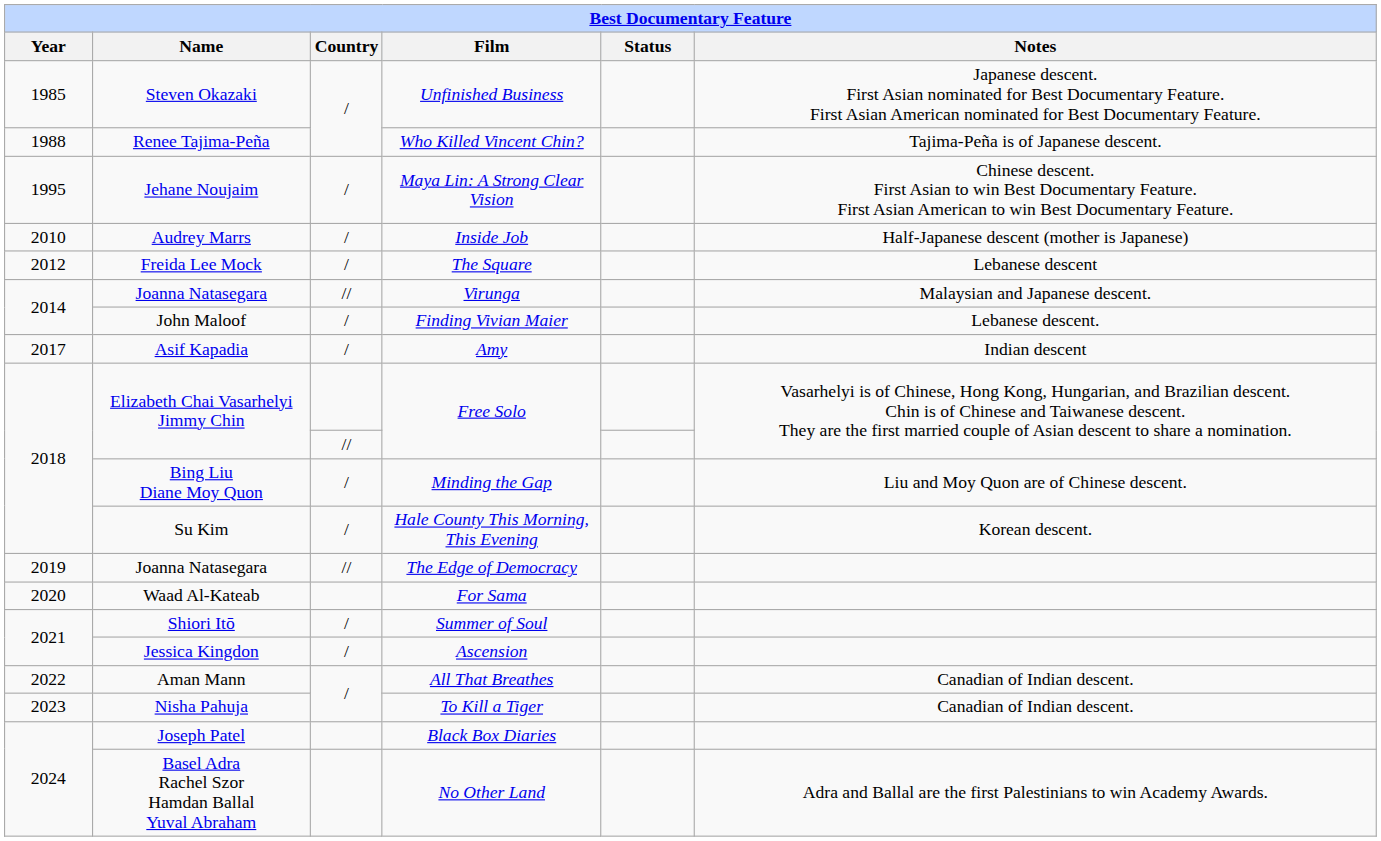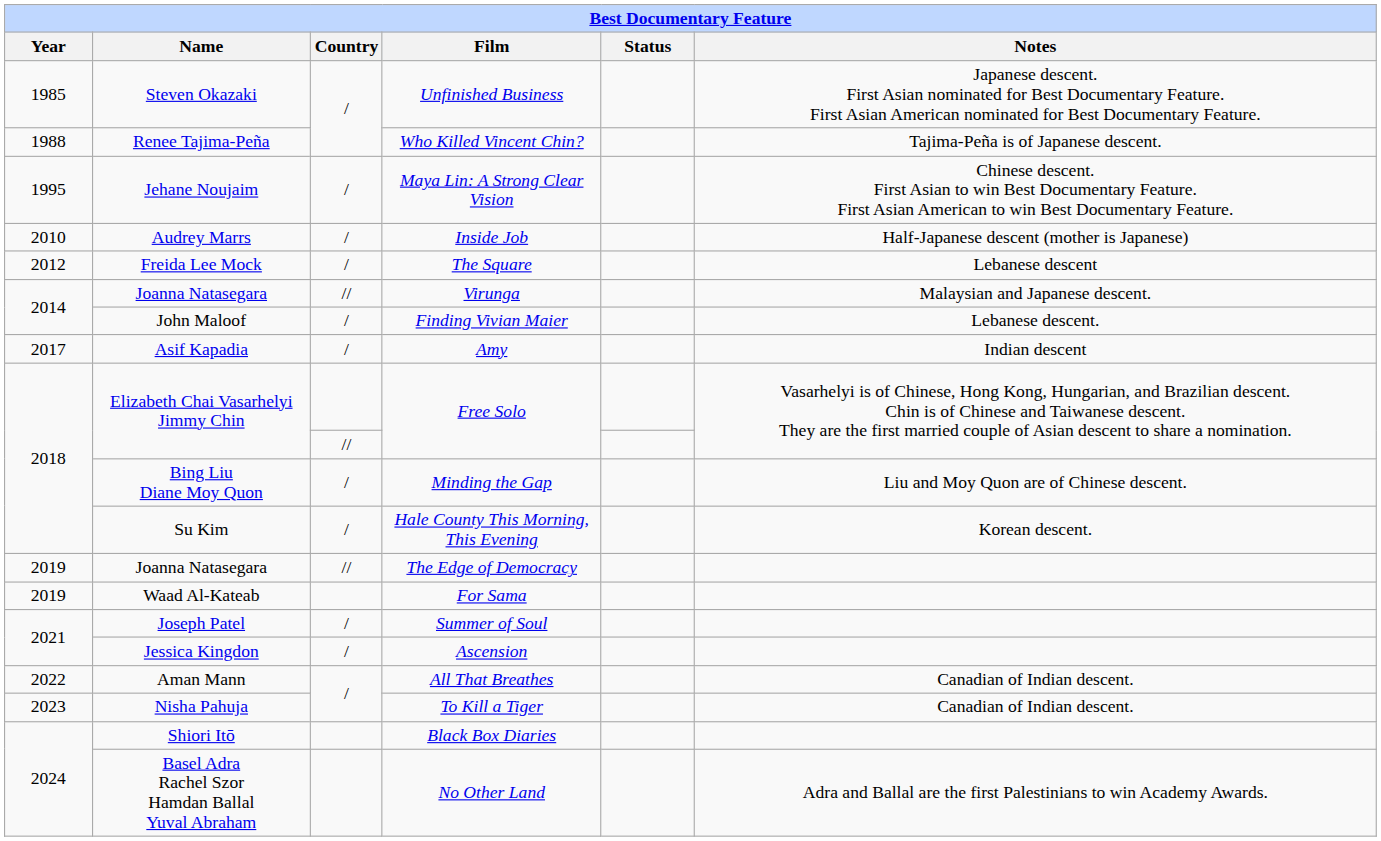(48, 595) 2020 -> (48, 595) 2019
(201, 623) Shiori Itō -> (201, 623) Joseph Patel
(201, 735) Joseph Patel -> (201, 735) Shiori Itō
